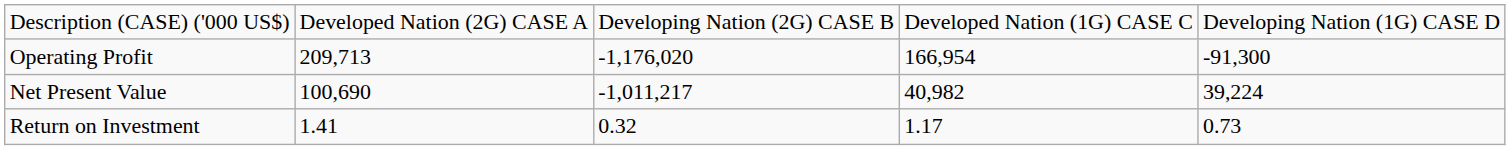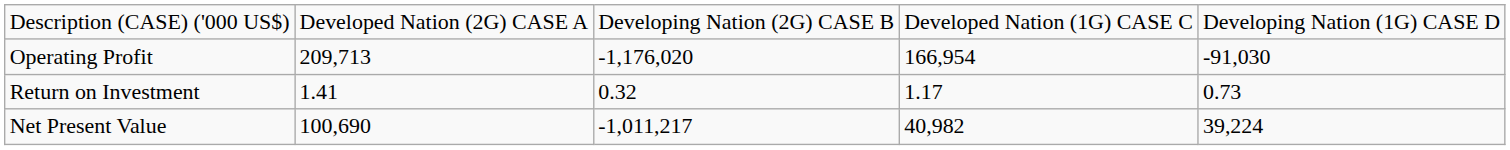(1237, 56) -91,300 -> (1237, 56) -91,030
rows swapped: (88, 91) <-> (105, 126)
